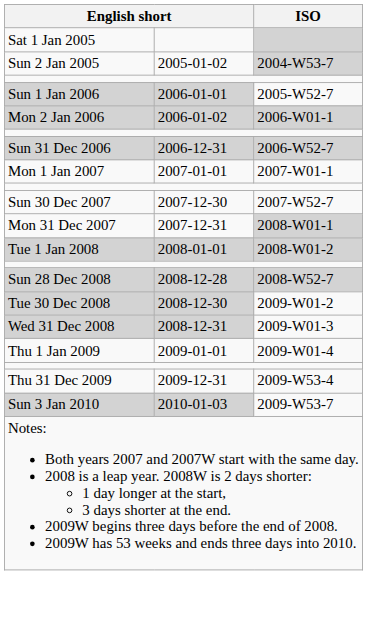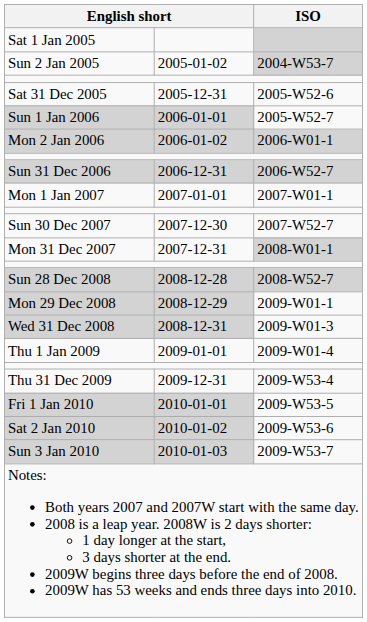+ row: (57, 93)
- row: (53, 249)
+ row: (62, 303)
- row: (59, 303)
+ row: (51, 404)
+ row: (52, 428)
